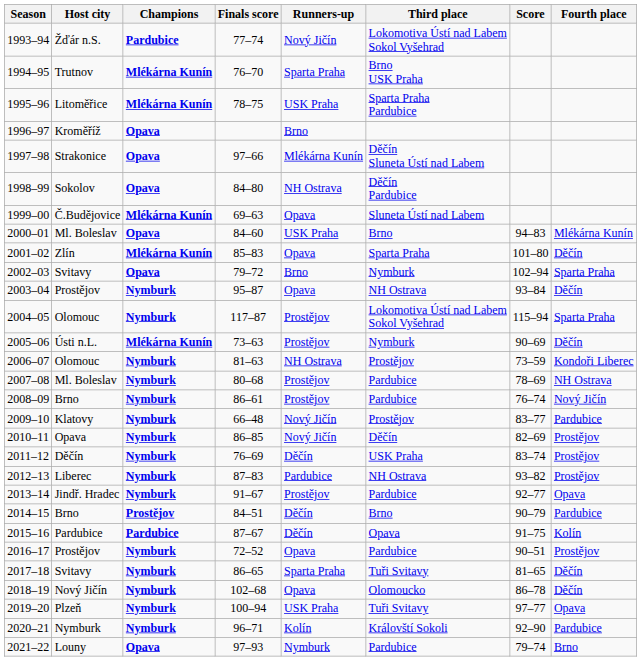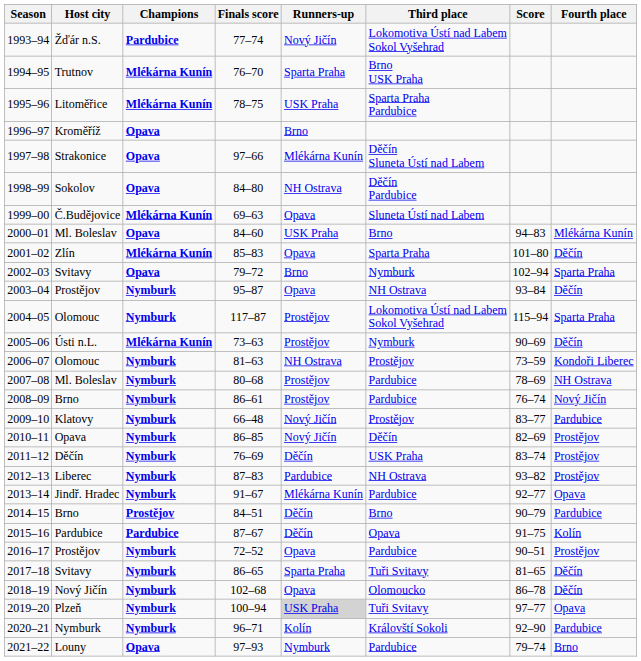(307, 494) Prostějov -> (324, 494) Mlékárna Kunín
(311, 608) no background -> (311, 608) lightgrey background
